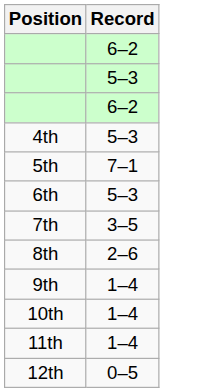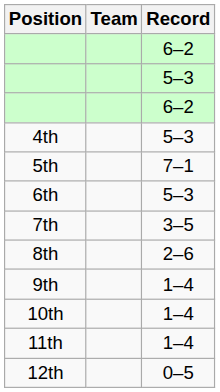+ column: (114, 19)
